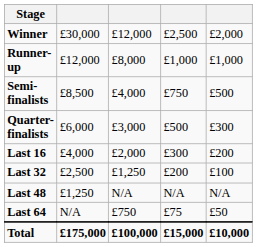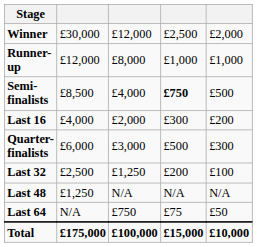(176, 93) normal -> (176, 93) bold
rows swapped: (31, 127) <-> (27, 153)
